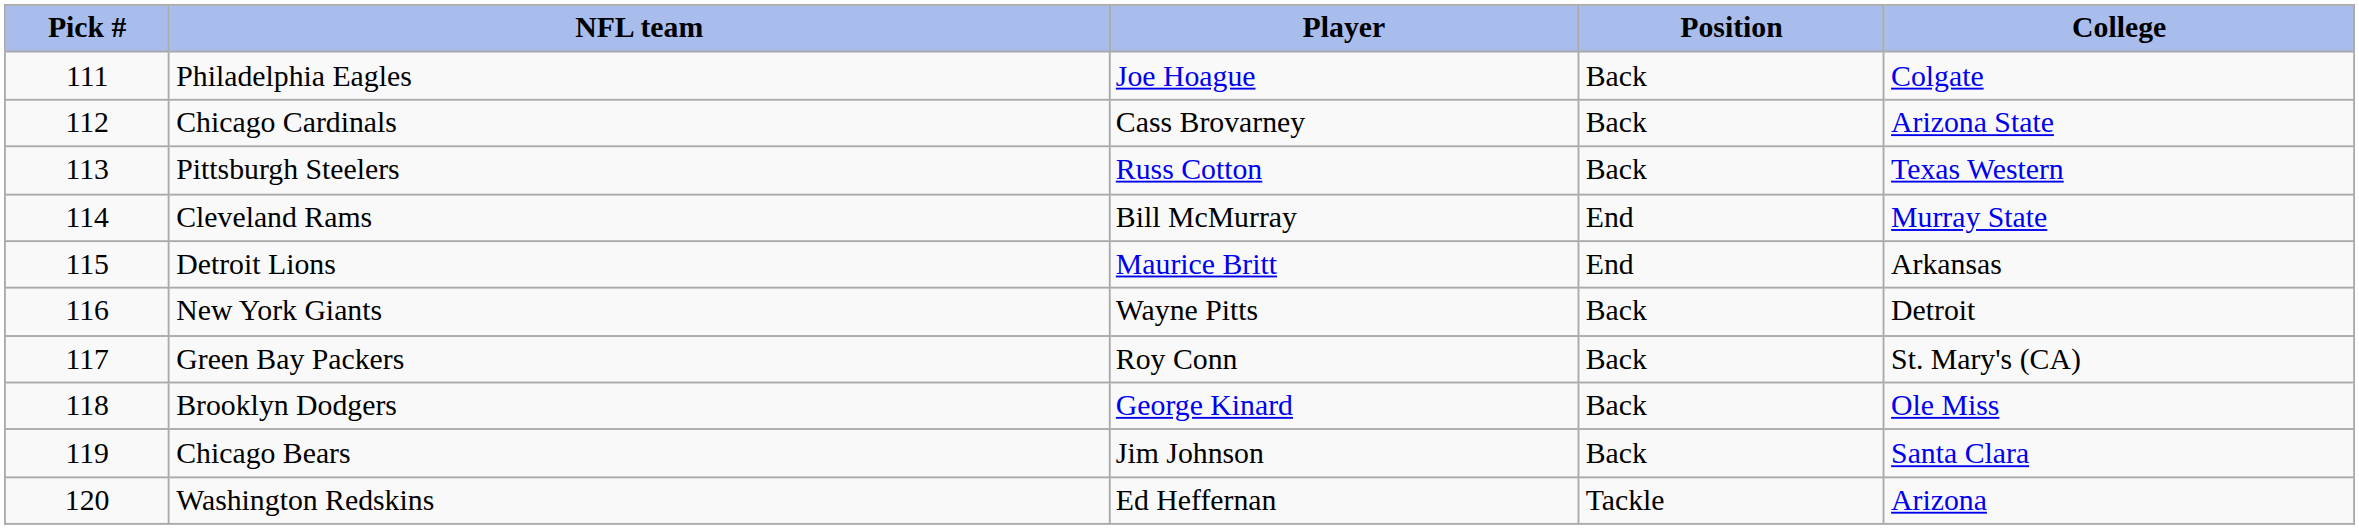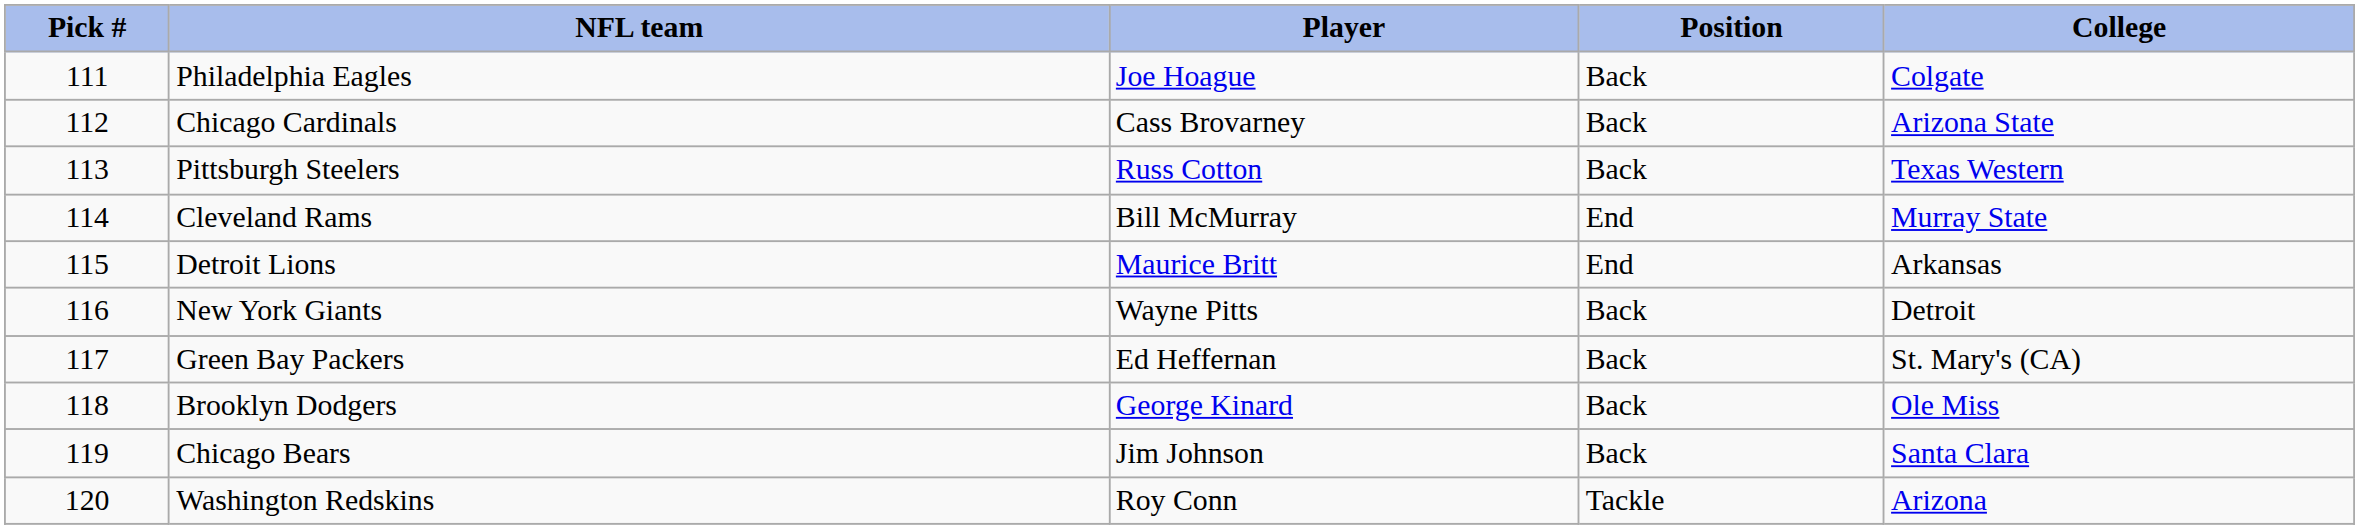(1177, 358) Roy Conn -> (1196, 358) Ed Heffernan
(1196, 500) Ed Heffernan -> (1177, 500) Roy Conn
